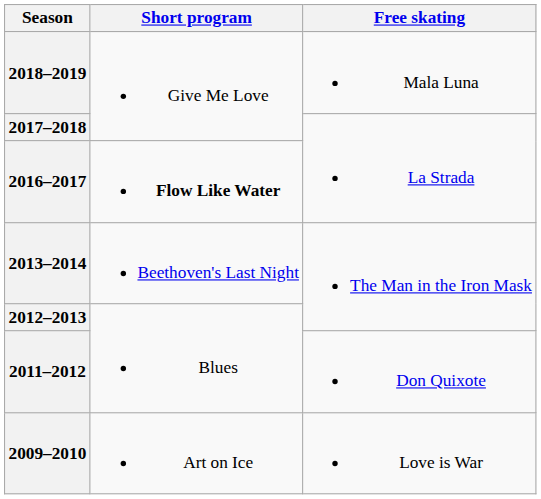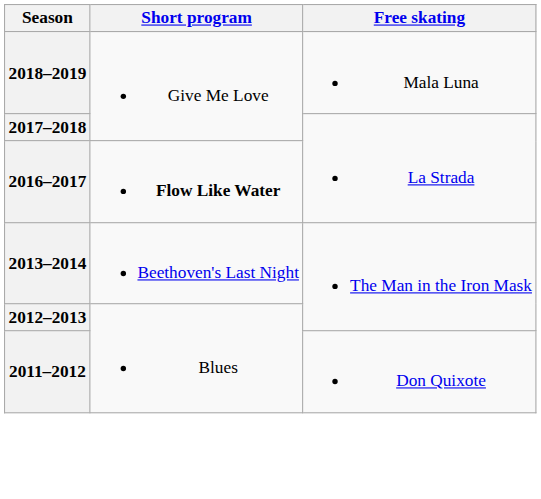- row: (47, 453)
